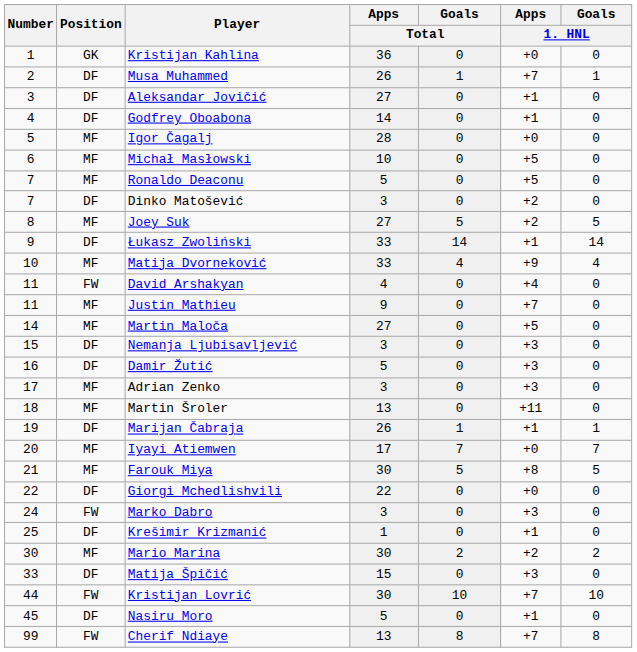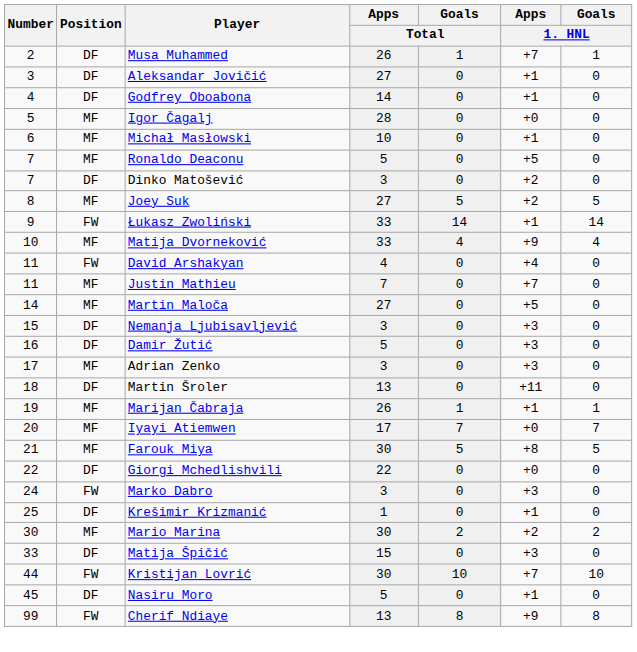- row: (193, 57)
(531, 160) +5 -> (531, 140) +1
(91, 243) DF -> (91, 223) FW
(384, 306) 9 -> (384, 285) 7
(91, 409) MF -> (91, 388) DF
(91, 430) DF -> (91, 409) MF
(531, 637) +7 -> (531, 617) +9
